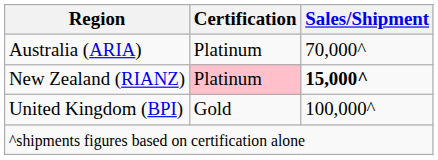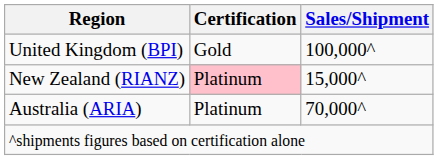rows swapped: (75, 49) <-> (96, 109)
(337, 79) bold -> (336, 79) normal
